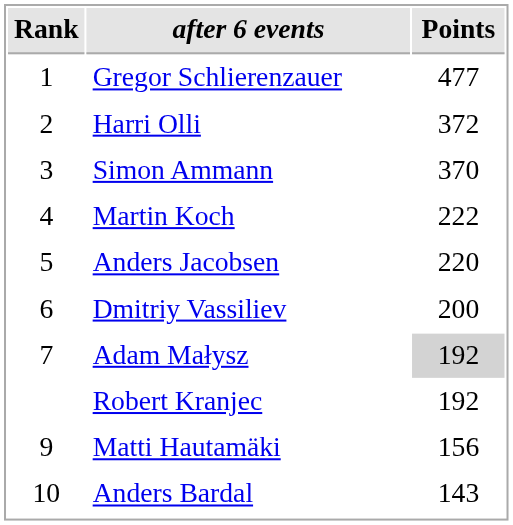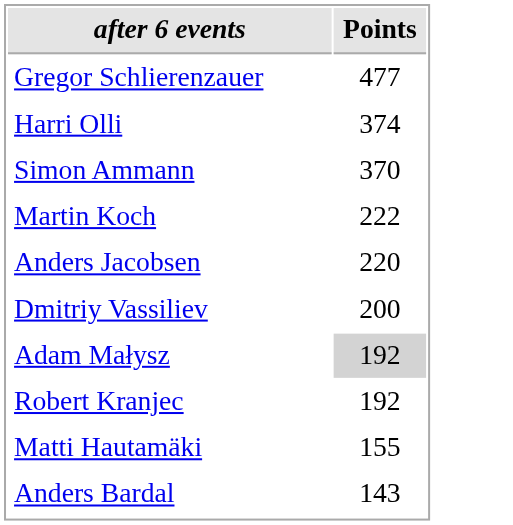- column: (46, 29)
(458, 124) 372 -> (380, 124) 374
(458, 447) 156 -> (380, 447) 155
